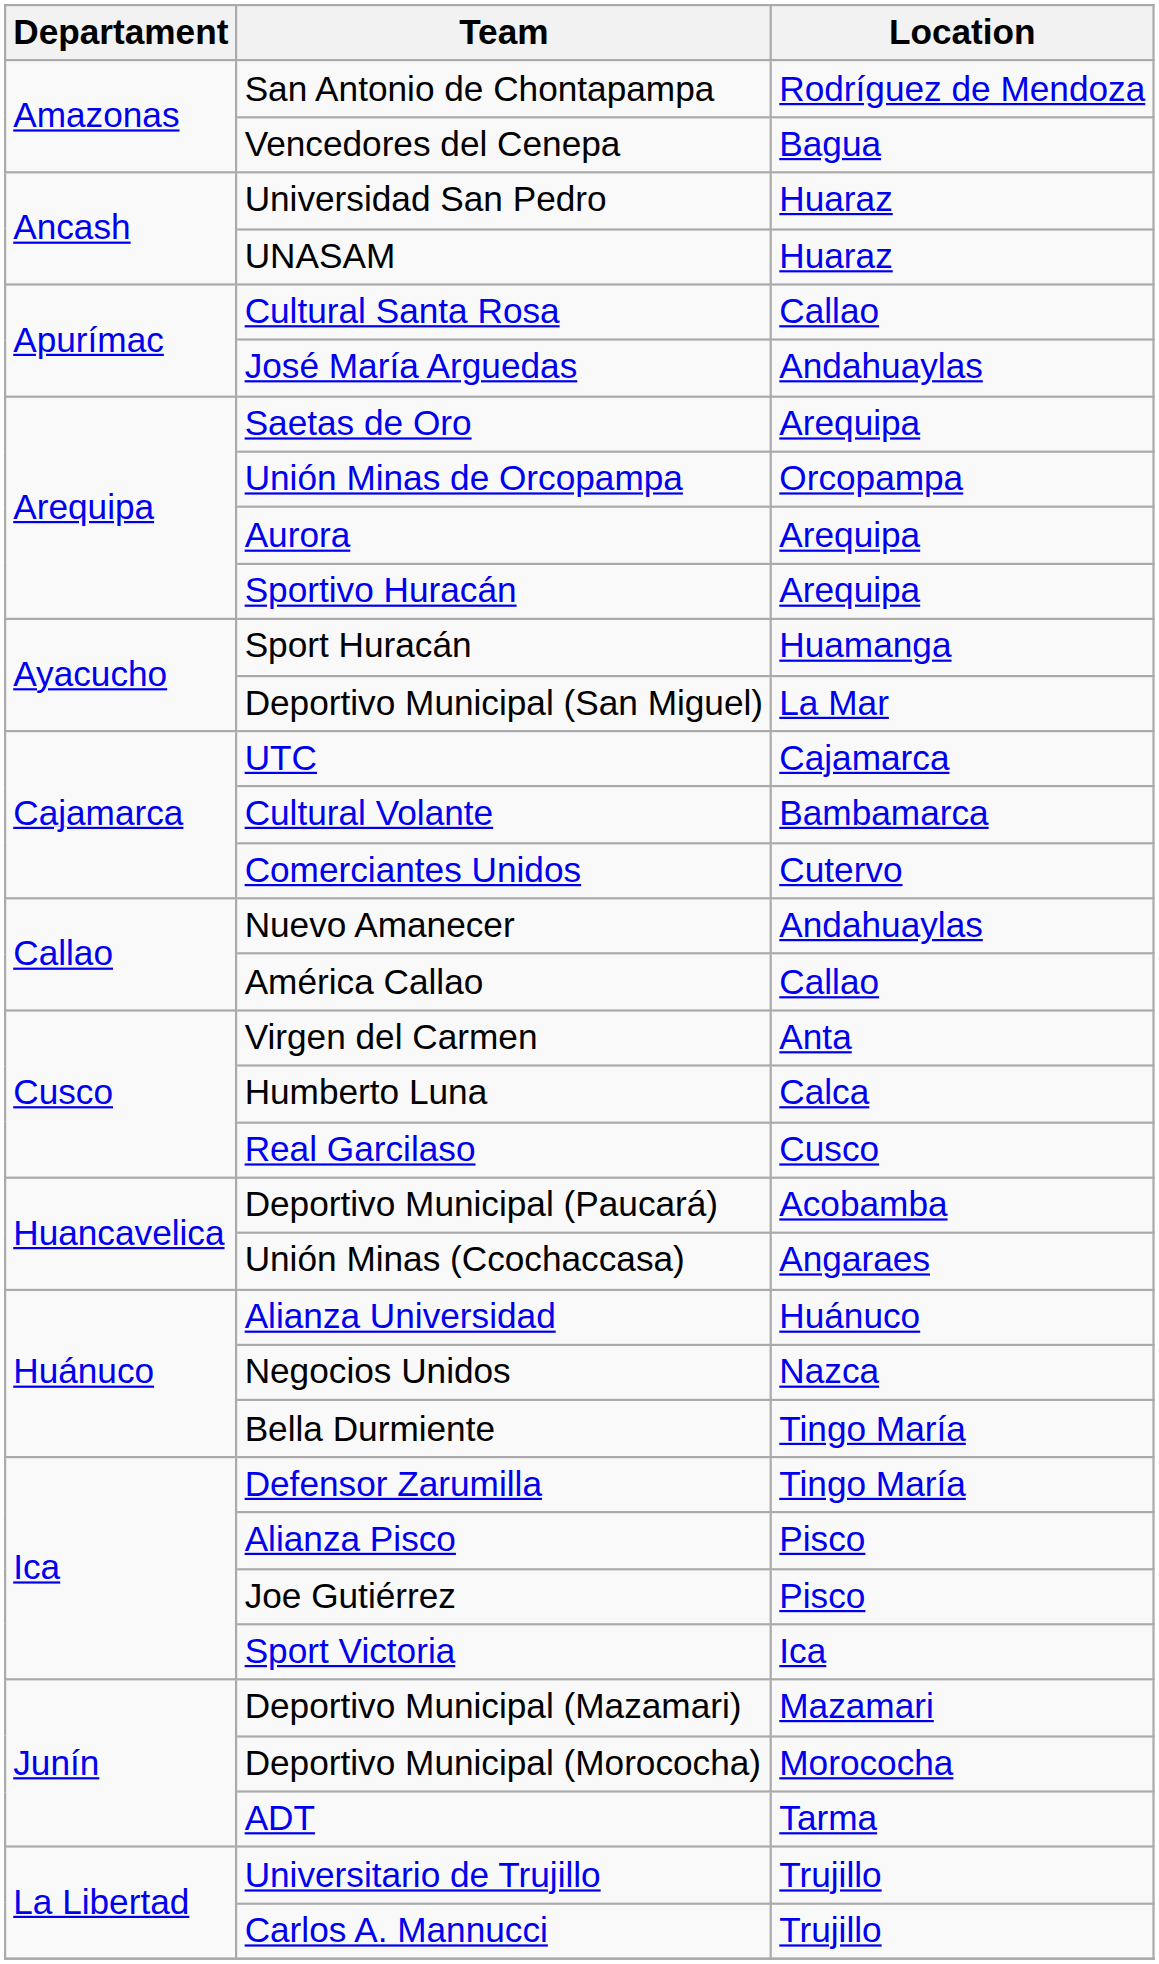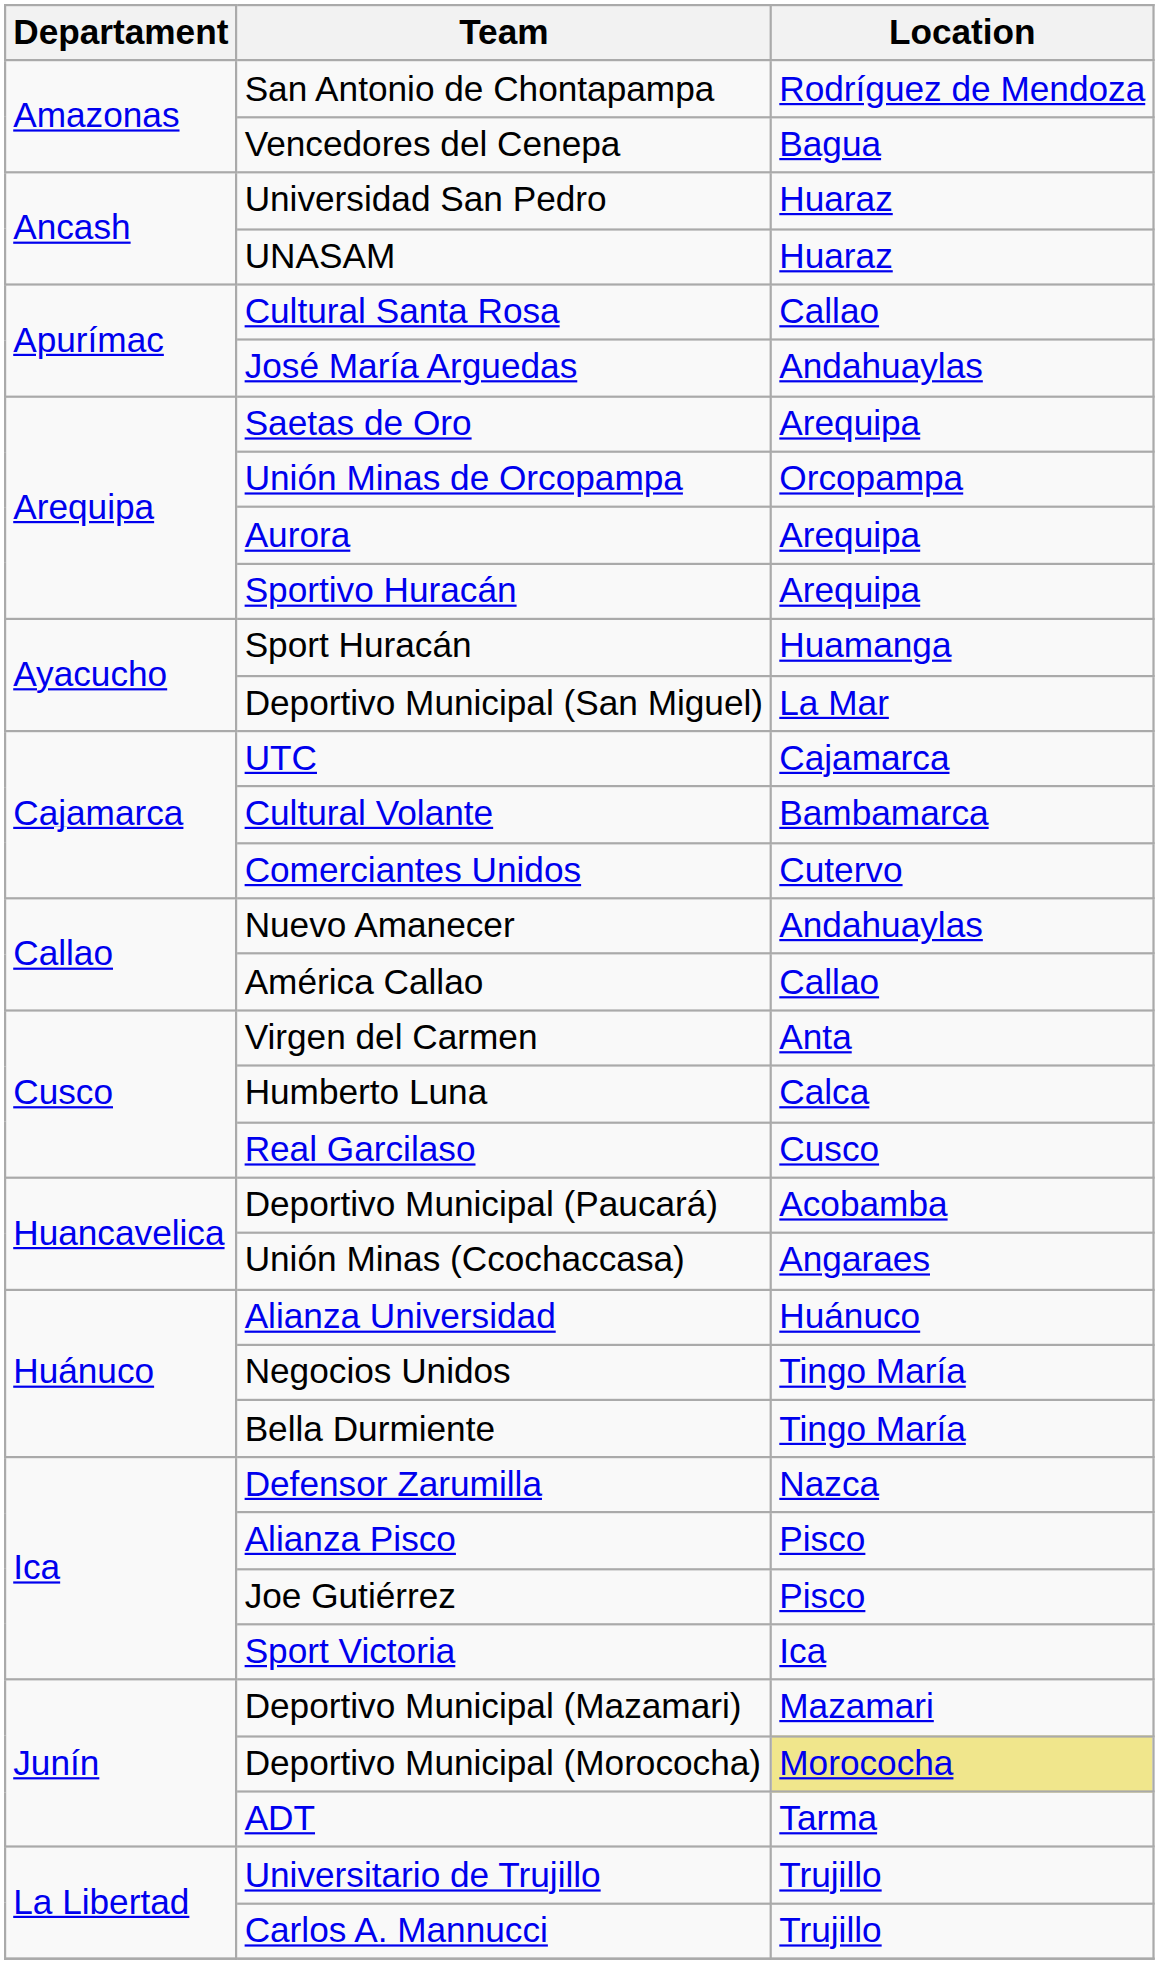(829, 1372) Nazca -> (873, 1372) Tingo María
(873, 1483) Tingo María -> (829, 1483) Nazca
(866, 1762) no background -> (866, 1762) khaki background
